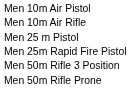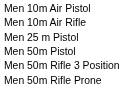- row: (65, 51)
+ row: (40, 51)
